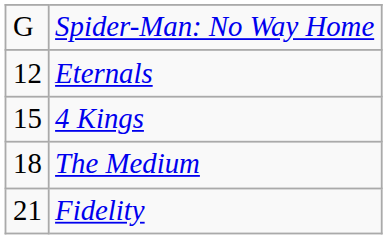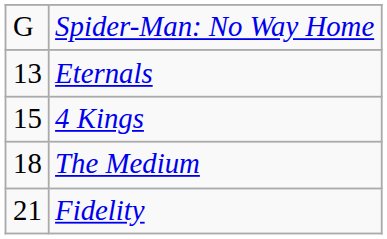(27, 73) 12 -> (27, 73) 13
